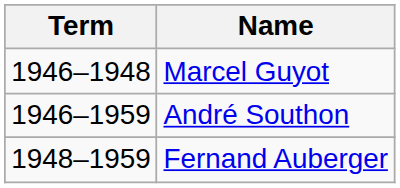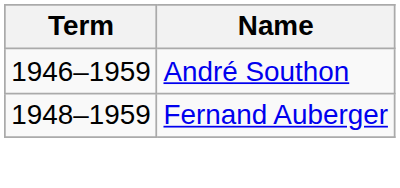- row: (246, 70)
